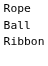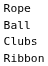+ row: (21, 41)
